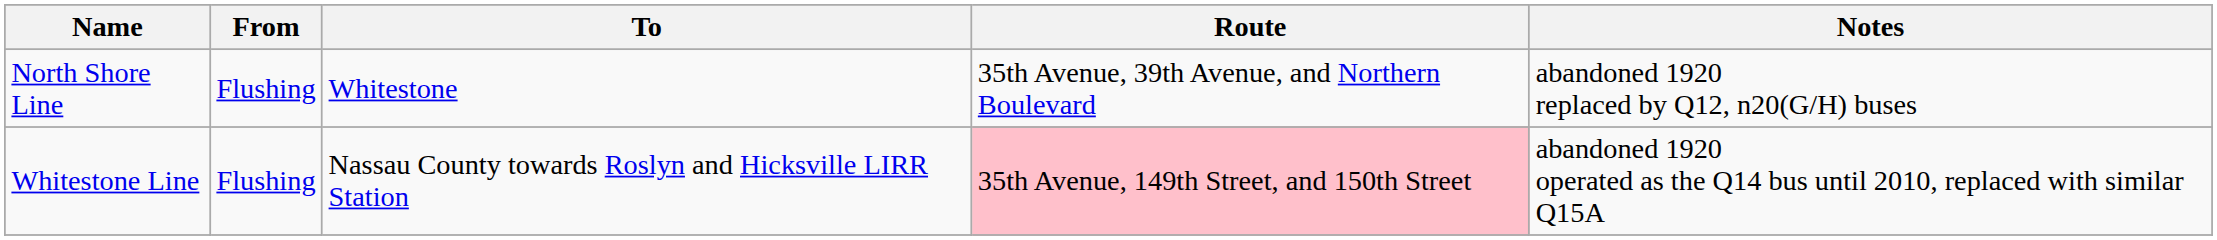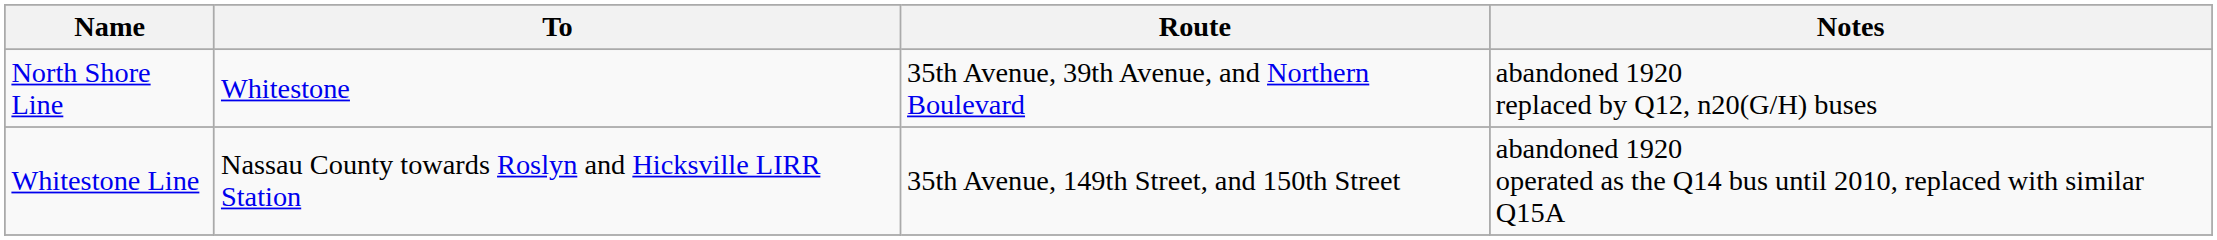- column: (266, 26)
(1225, 180) pink background -> (1154, 180) no background
